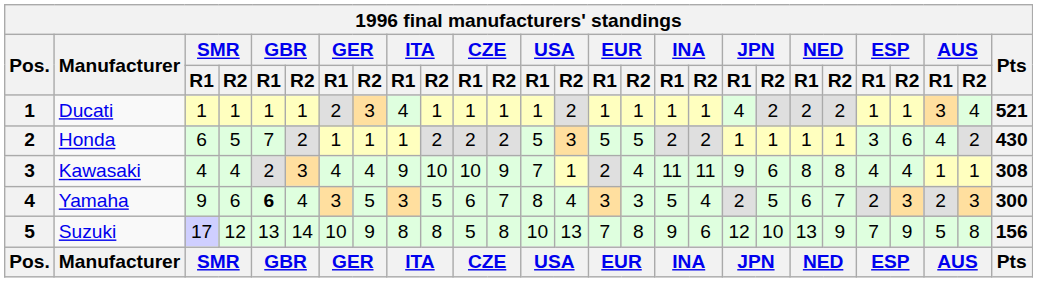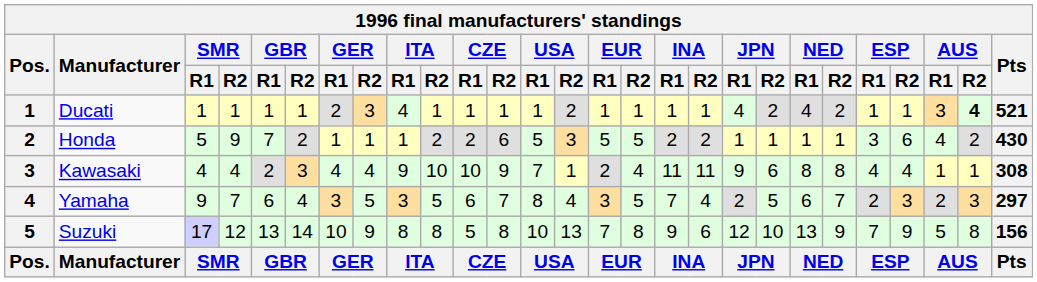(806, 110) 2 -> (806, 110) 4
(974, 110) normal -> (974, 110) bold
(202, 140) 6 -> (202, 140) 5
(235, 140) 5 -> (235, 140) 9
(504, 140) 2 -> (504, 140) 6
(235, 201) 6 -> (235, 201) 7
(269, 201) bold -> (269, 201) normal
(638, 201) 3 -> (638, 201) 5
(672, 201) 5 -> (672, 201) 7
(1012, 201) 300 -> (1012, 201) 297
